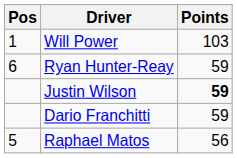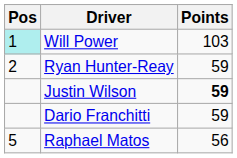(13, 42) no background -> (13, 42) paleturquoise background
(13, 67) 6 -> (13, 67) 2
